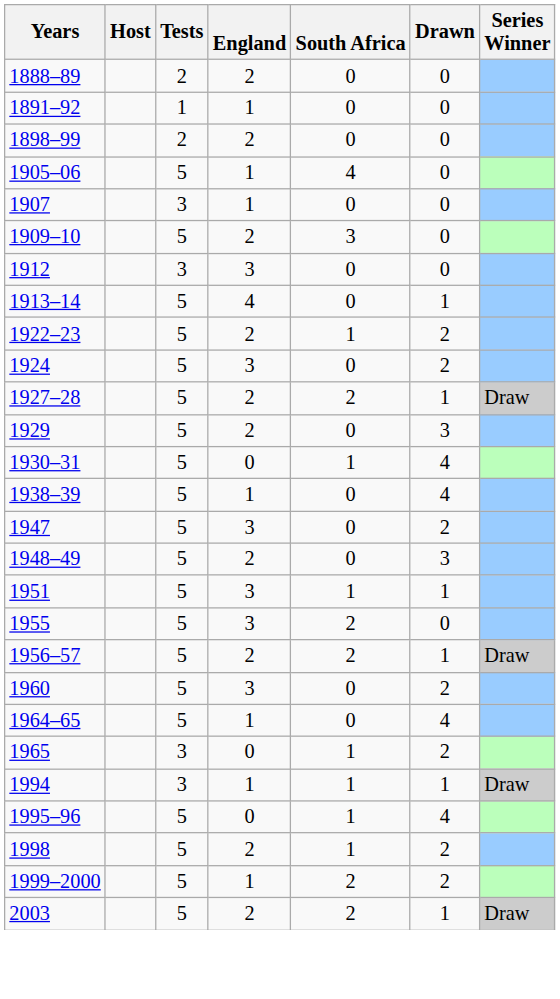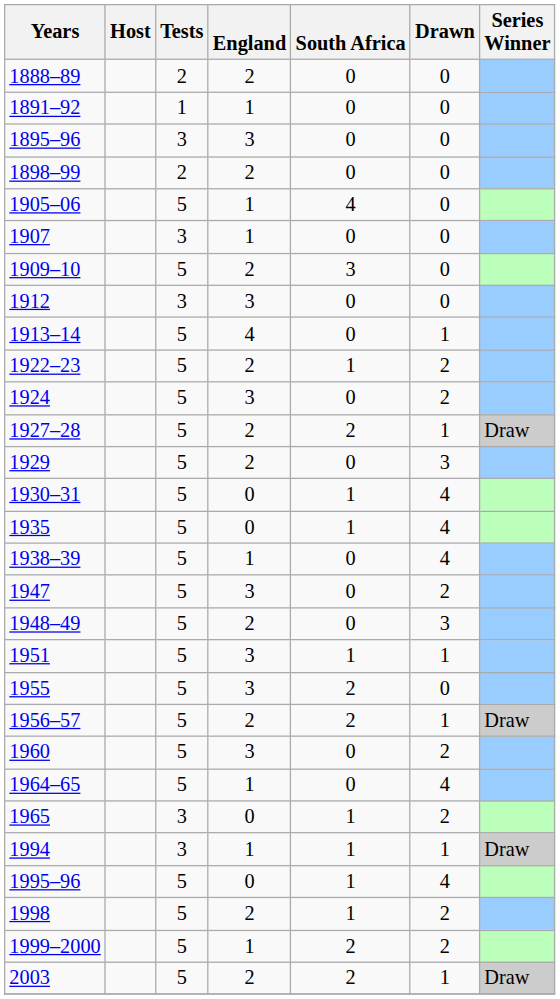+ row: (45, 140)
+ row: (30, 526)
